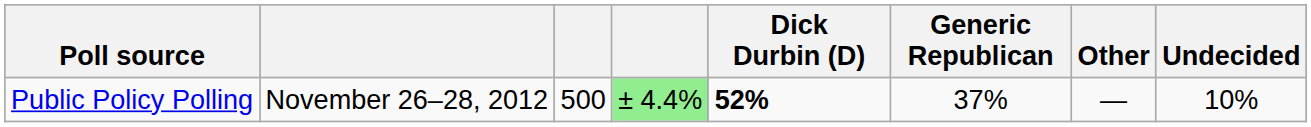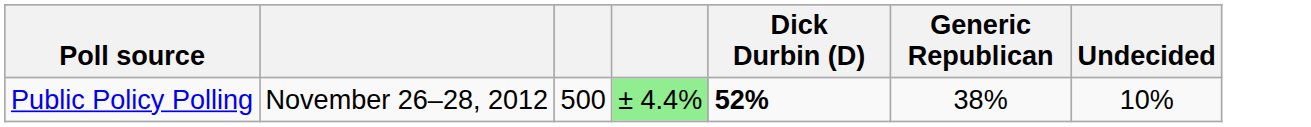- column: (1114, 56)
(981, 99) 37% -> (981, 99) 38%
